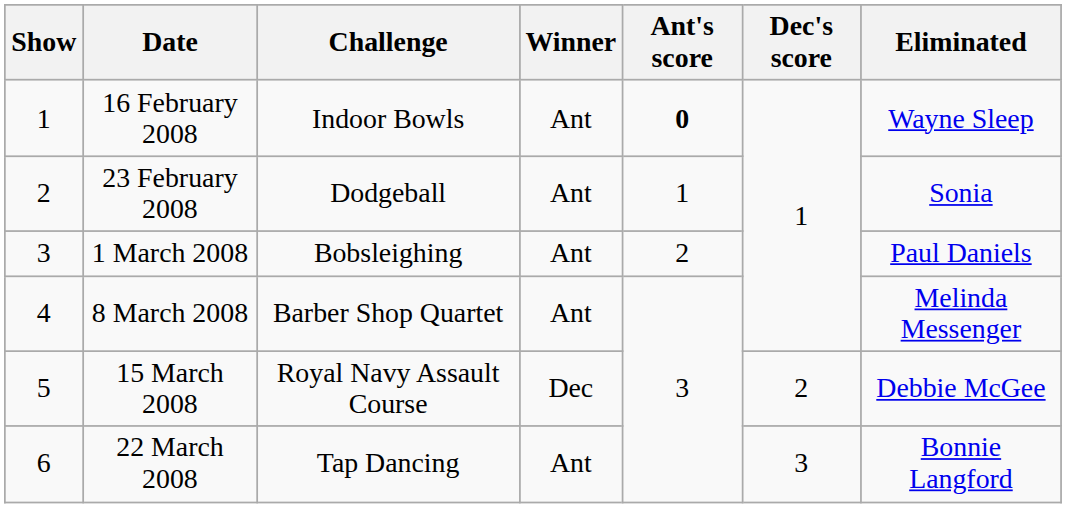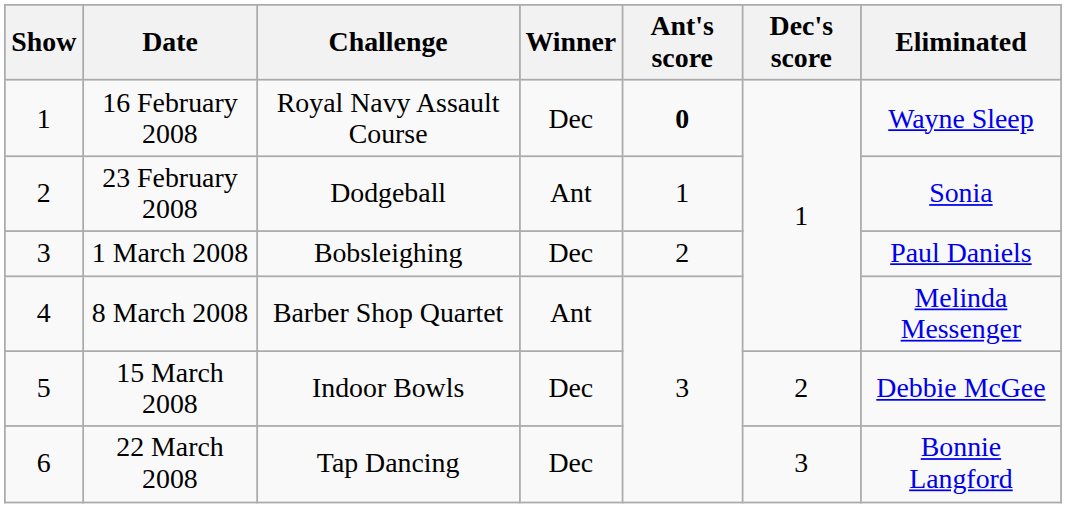(388, 117) Indoor Bowls -> (388, 117) Royal Navy Assault Course
(571, 117) Ant -> (571, 117) Dec
(571, 252) Ant -> (571, 252) Dec
(388, 388) Royal Navy Assault Course -> (388, 388) Indoor Bowls
(571, 463) Ant -> (571, 463) Dec
